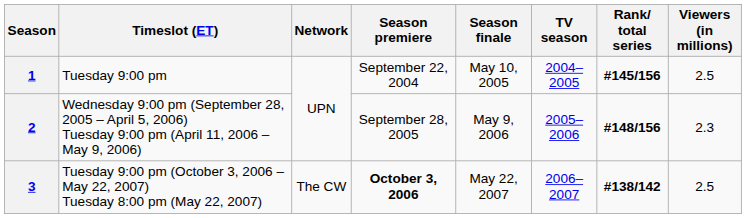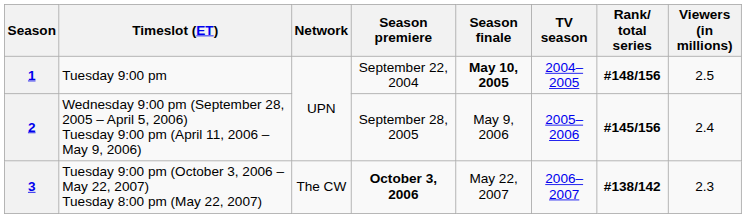(494, 75) normal -> (494, 75) bold
(632, 75) #145/156 -> (632, 75) #148/156
(632, 127) #148/156 -> (632, 127) #145/156
(705, 127) 2.3 -> (705, 127) 2.4
(705, 187) 2.5 -> (705, 187) 2.3
